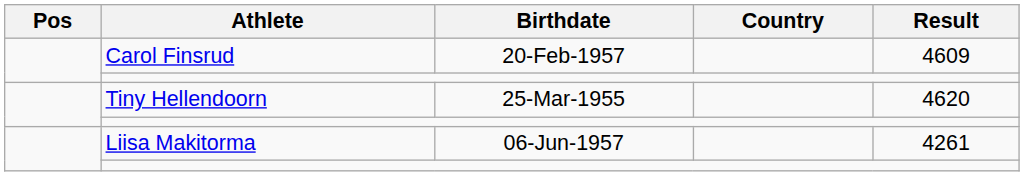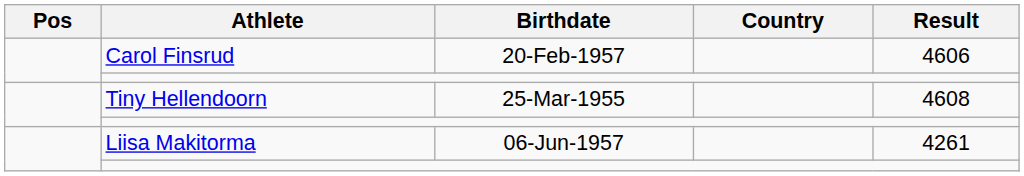(946, 55) 4609 -> (946, 55) 4606
(946, 99) 4620 -> (946, 99) 4608
